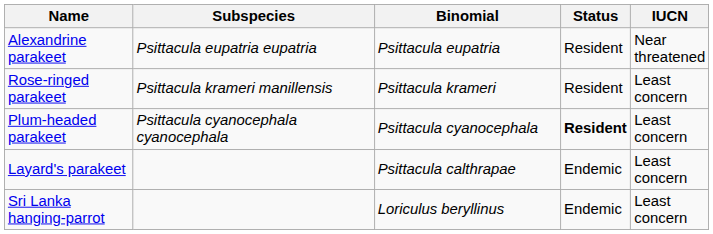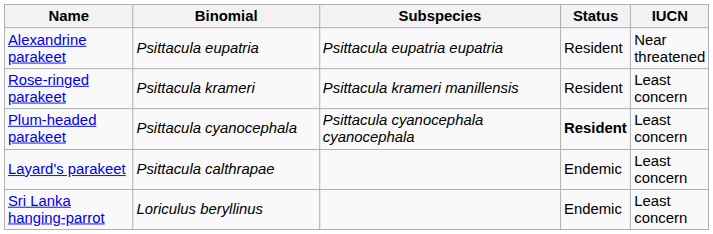columns swapped: (467, 16) <-> (254, 16)
